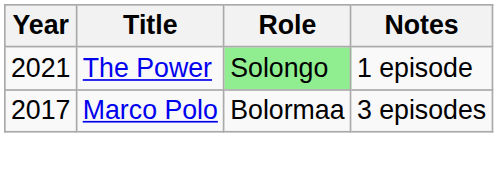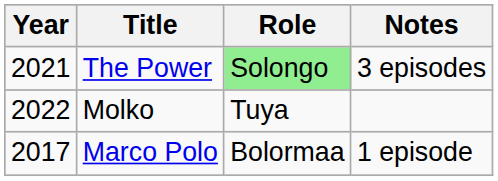(415, 68) 1 episode -> (422, 68) 3 episodes
+ row: (118, 110)
(422, 110) 3 episodes -> (415, 152) 1 episode
